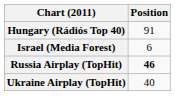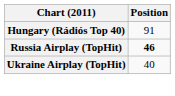- row: (66, 47)
